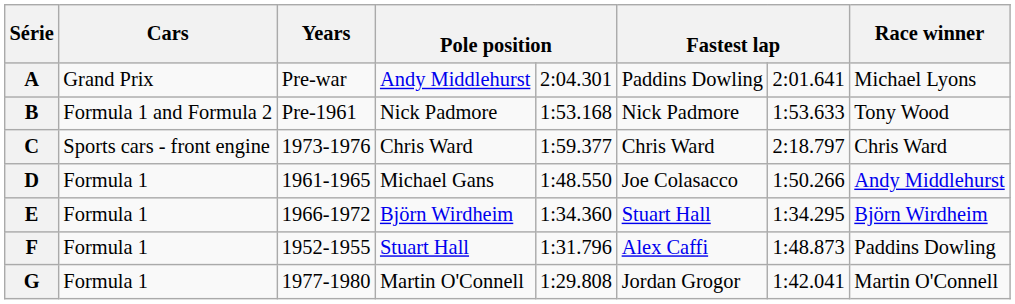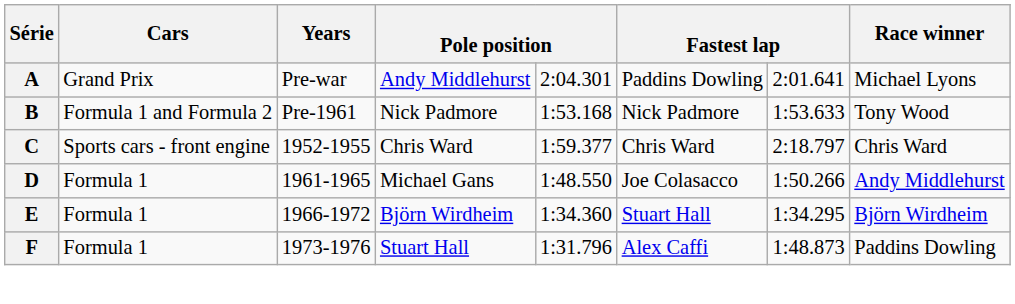(326, 147) 1973-1976 -> (326, 147) 1952-1955
(326, 248) 1952-1955 -> (326, 248) 1973-1976
- row: (32, 281)
